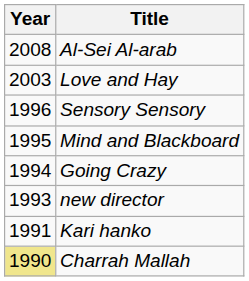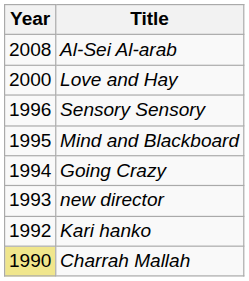(30, 79) 2003 -> (30, 79) 2000
(30, 230) 1991 -> (30, 230) 1992
